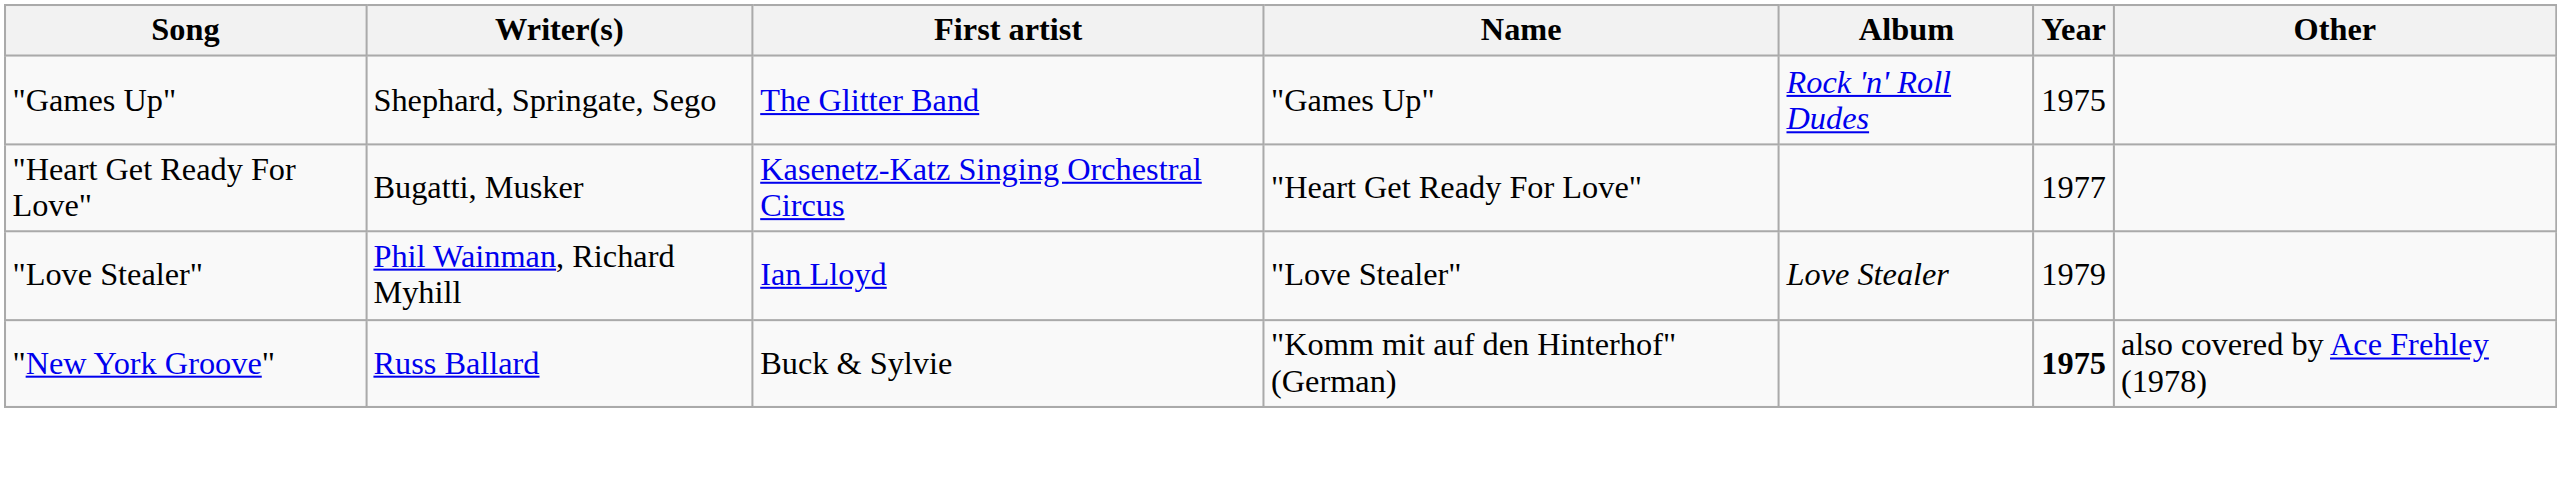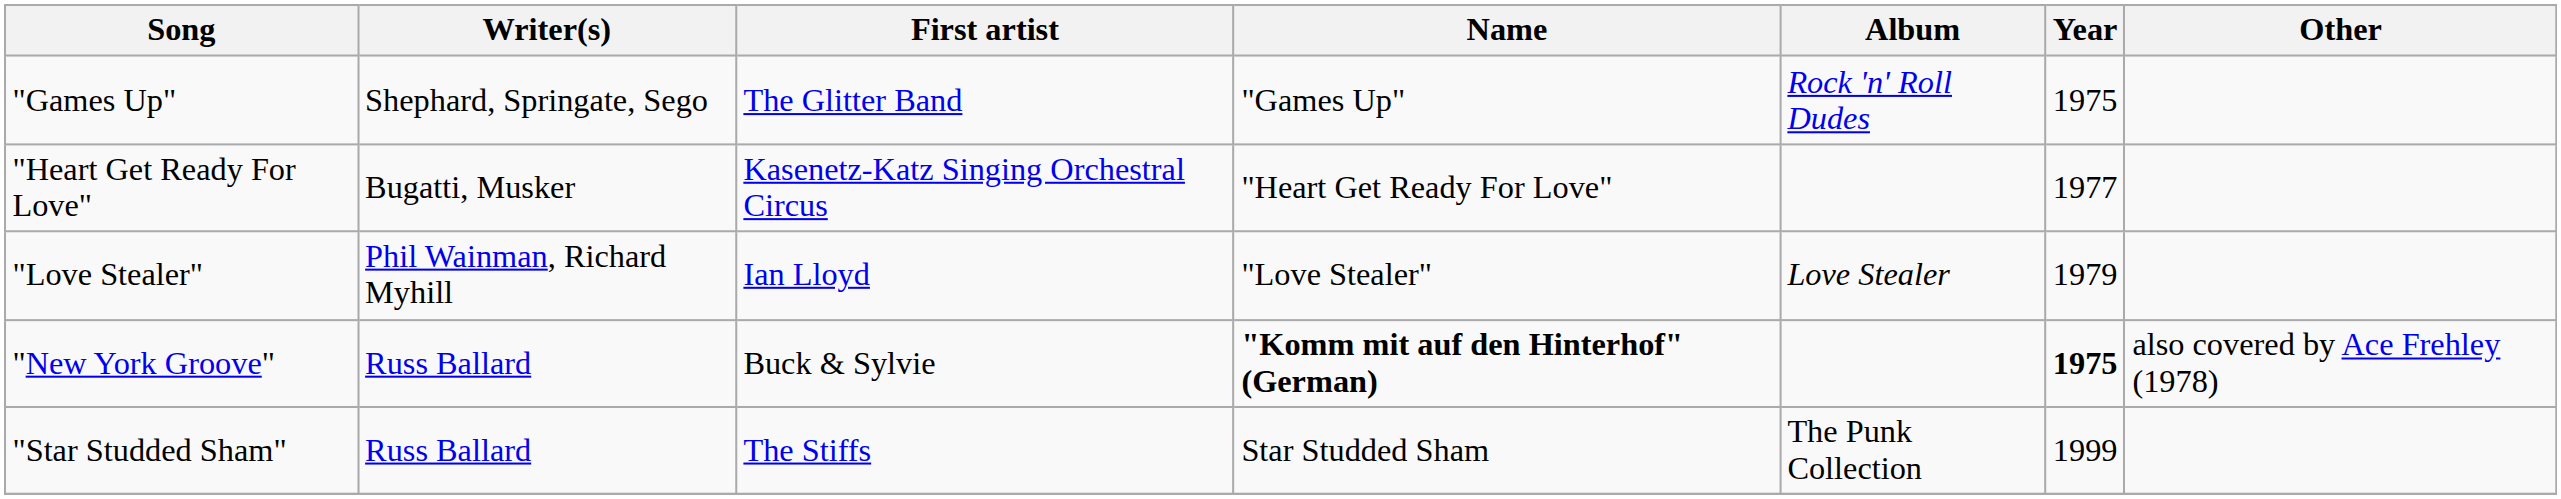(1474, 362) normal -> (1462, 362) bold
+ row: (150, 450)
